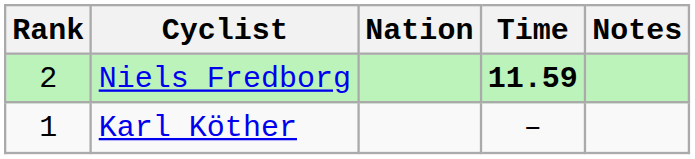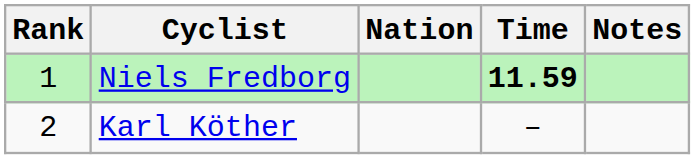(48, 79) 2 -> (48, 79) 1
(48, 128) 1 -> (48, 128) 2
